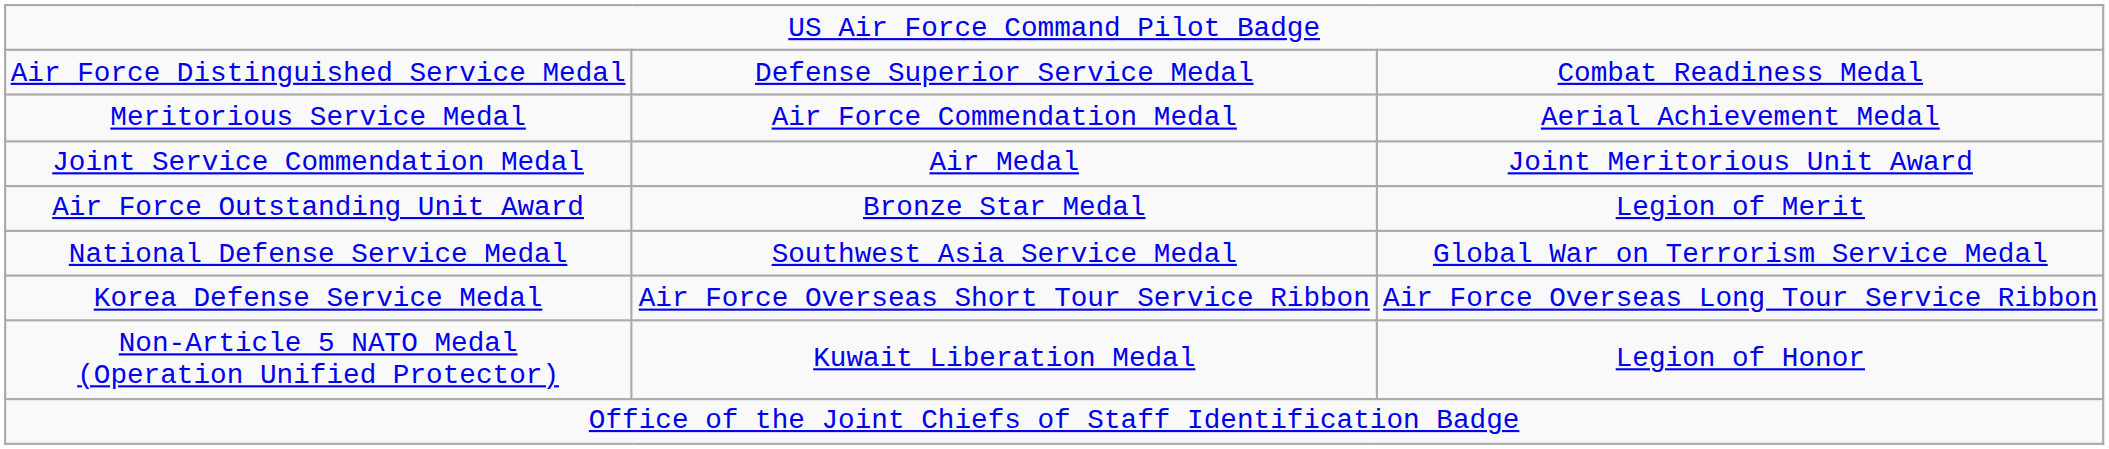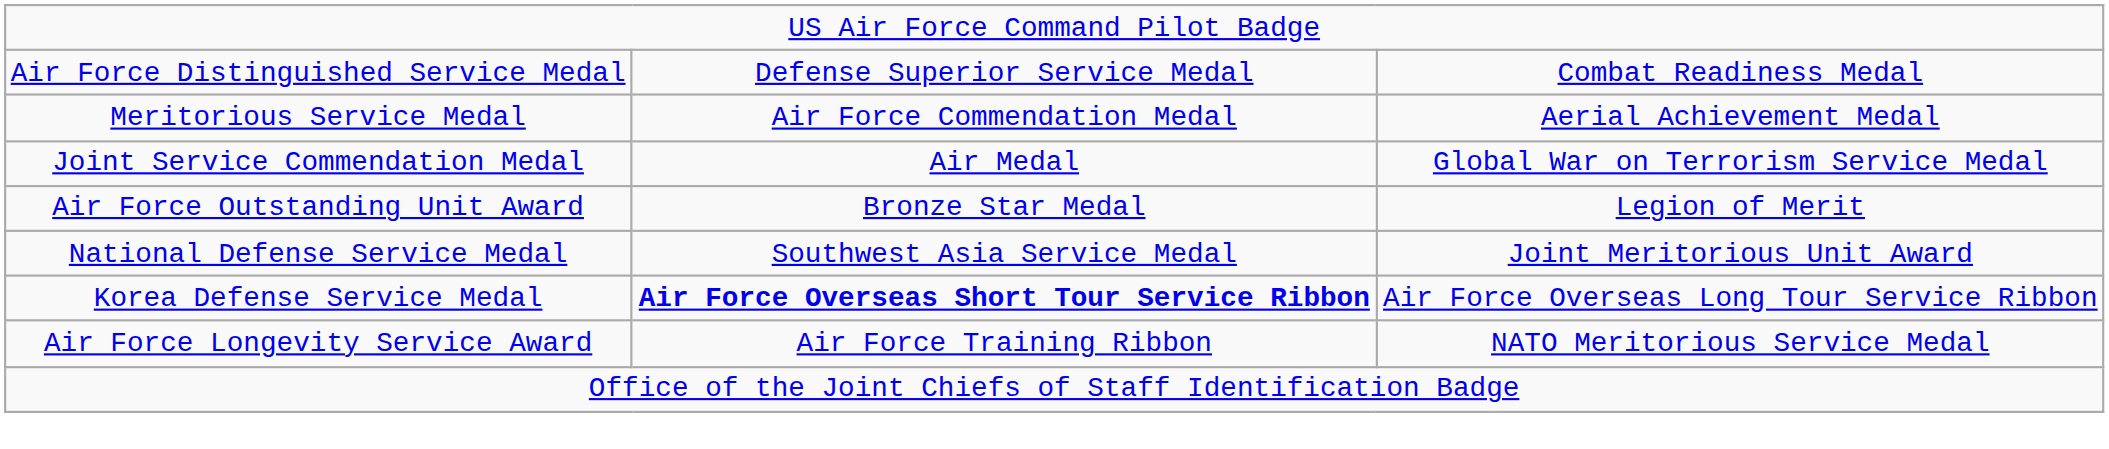(1740, 163) Joint Meritorious Unit Award -> (1740, 163) Global War on Terrorism Service Medal
(1740, 253) Global War on Terrorism Service Medal -> (1740, 253) Joint Meritorious Unit Award
(1004, 298) normal -> (1004, 298) bold
+ row: (318, 344)
- row: (318, 360)
